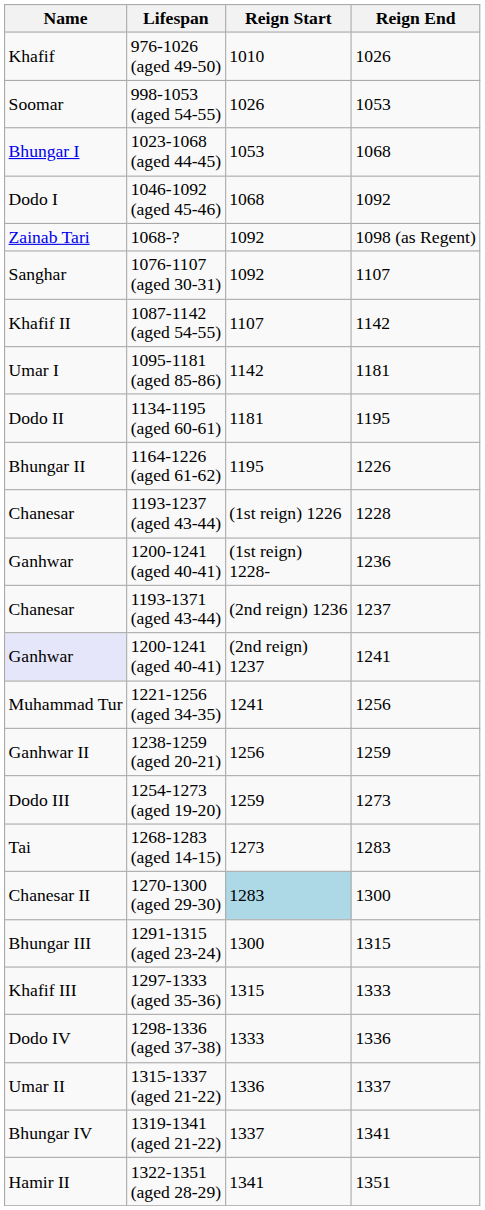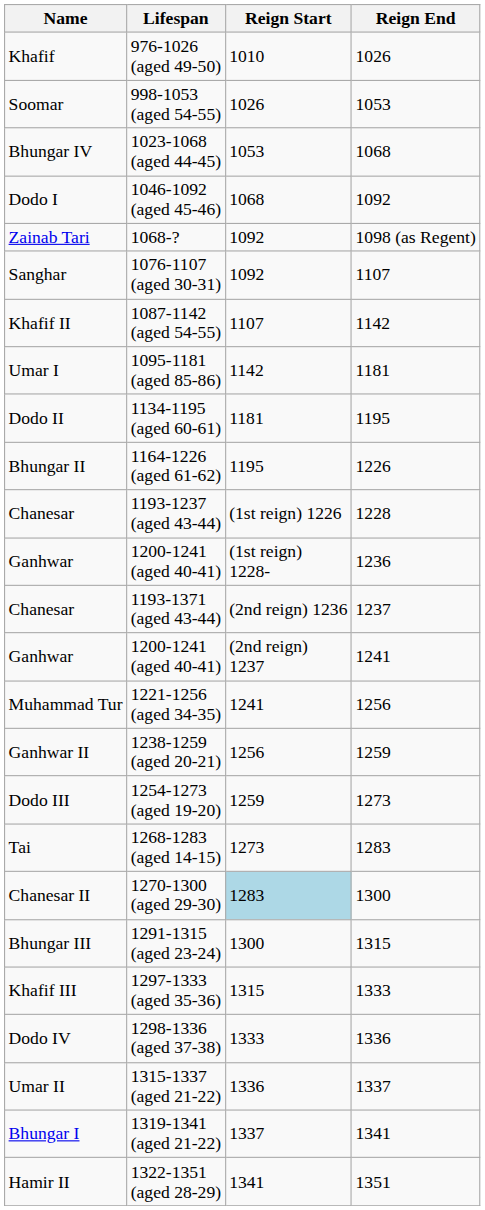(44, 151) Bhungar I -> (50, 151) Bhungar IV
(41, 656) lavender background -> (41, 656) no background
(50, 1133) Bhungar IV -> (44, 1133) Bhungar I
